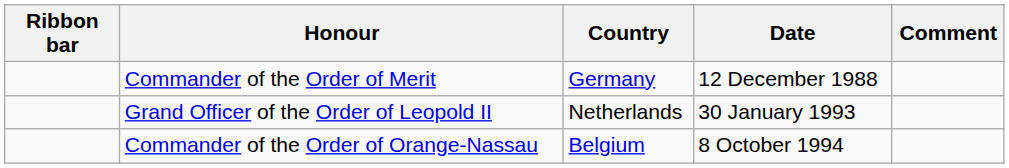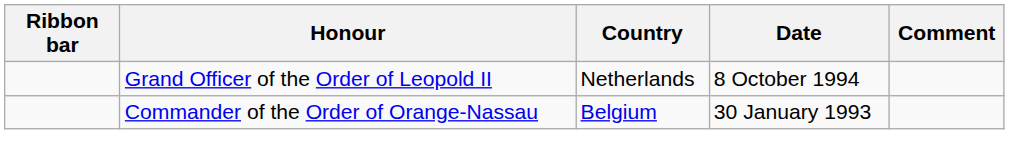- row: (280, 78)
(777, 111) 30 January 1993 -> (787, 78) 8 October 1994
(771, 145) 8 October 1994 -> (792, 111) 30 January 1993
